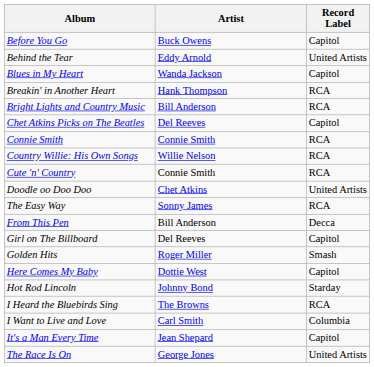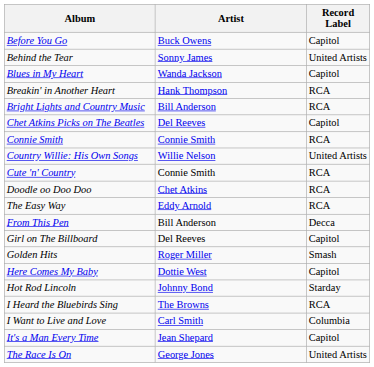(184, 57) Eddy Arnold -> (185, 57) Sonny James
(320, 156) RCA -> (338, 156) United Artists
(338, 189) United Artists -> (320, 189) RCA
(185, 205) Sonny James -> (184, 205) Eddy Arnold
